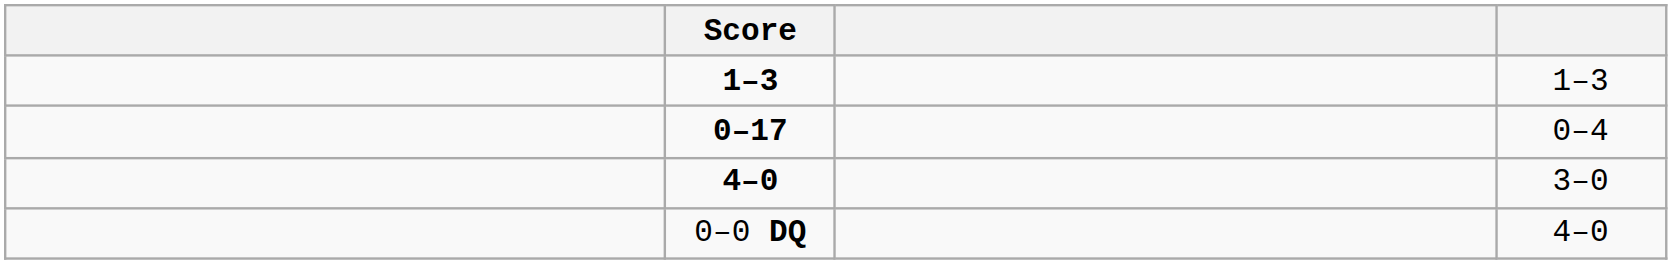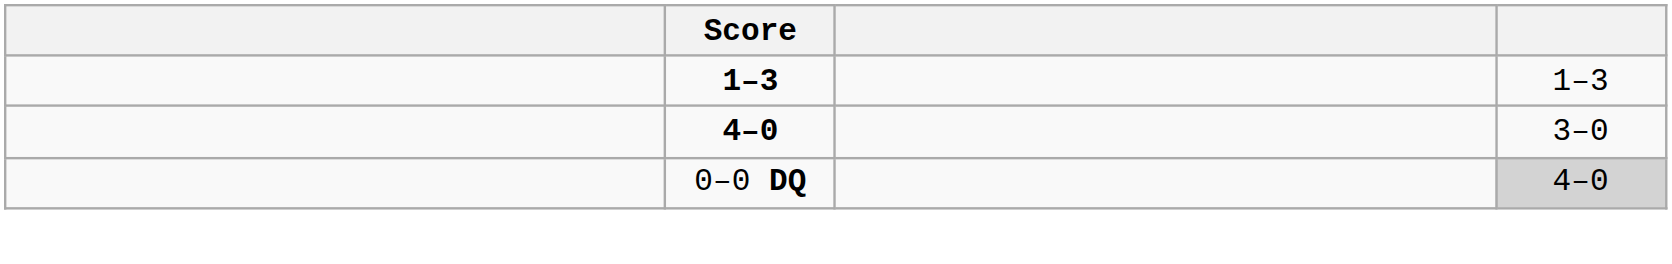- row: (750, 132)
(1581, 233) no background -> (1581, 182) lightgrey background
